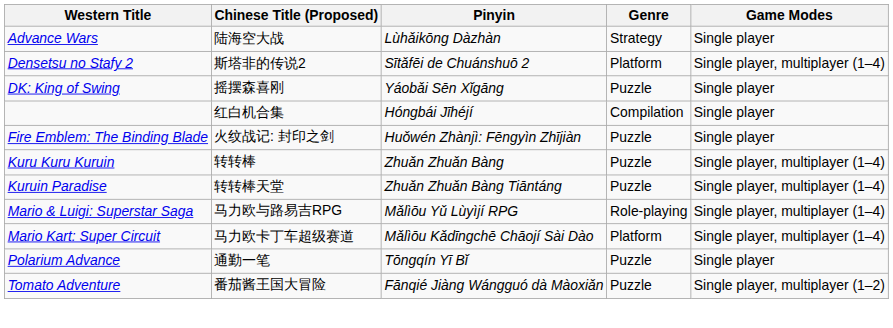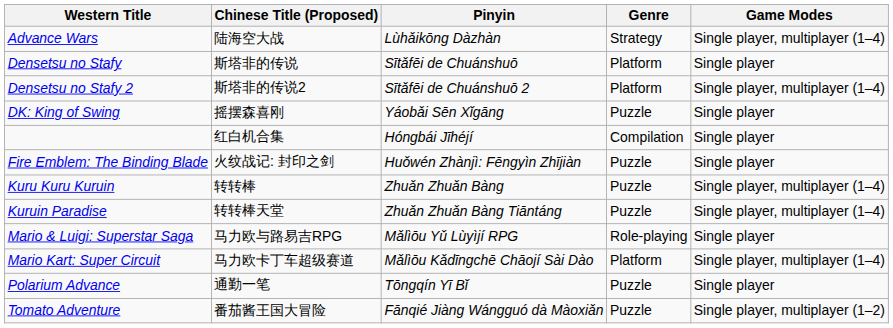(734, 38) Single player -> (789, 38) Single player, multiplayer (1–4)
+ row: (65, 63)
(789, 211) Single player, multiplayer (1–4) -> (734, 236) Single player
